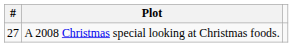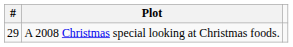(13, 32) 27 -> (13, 32) 29
